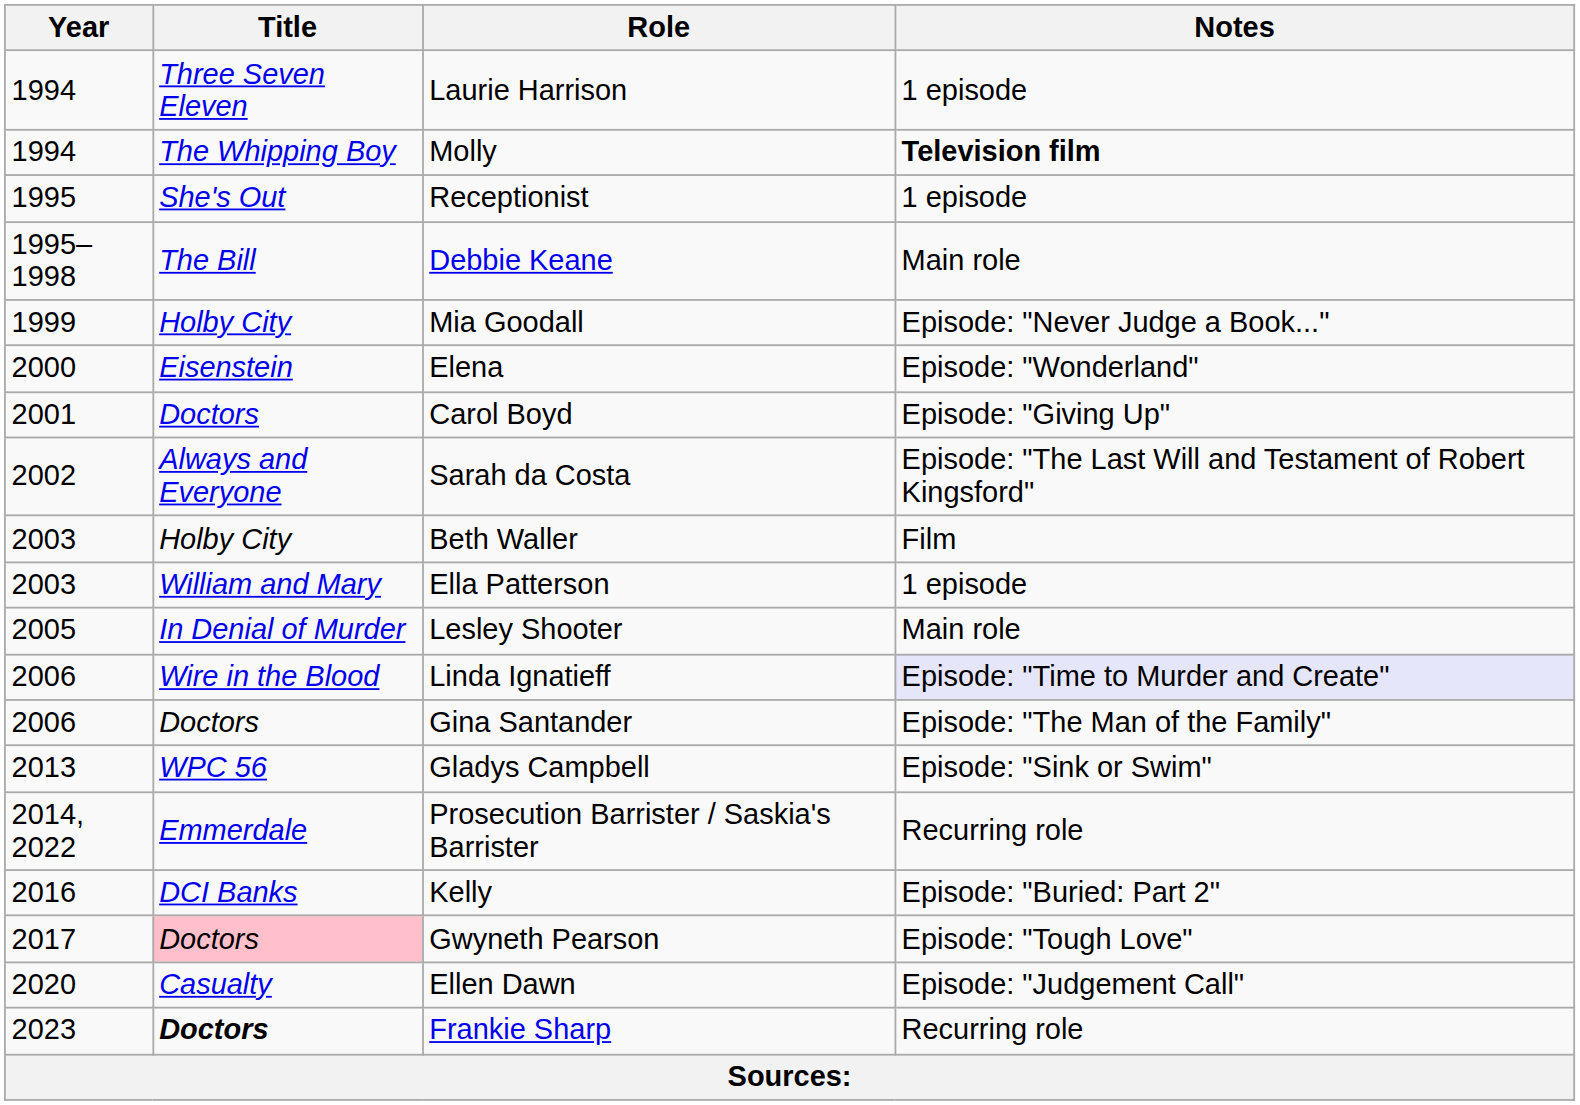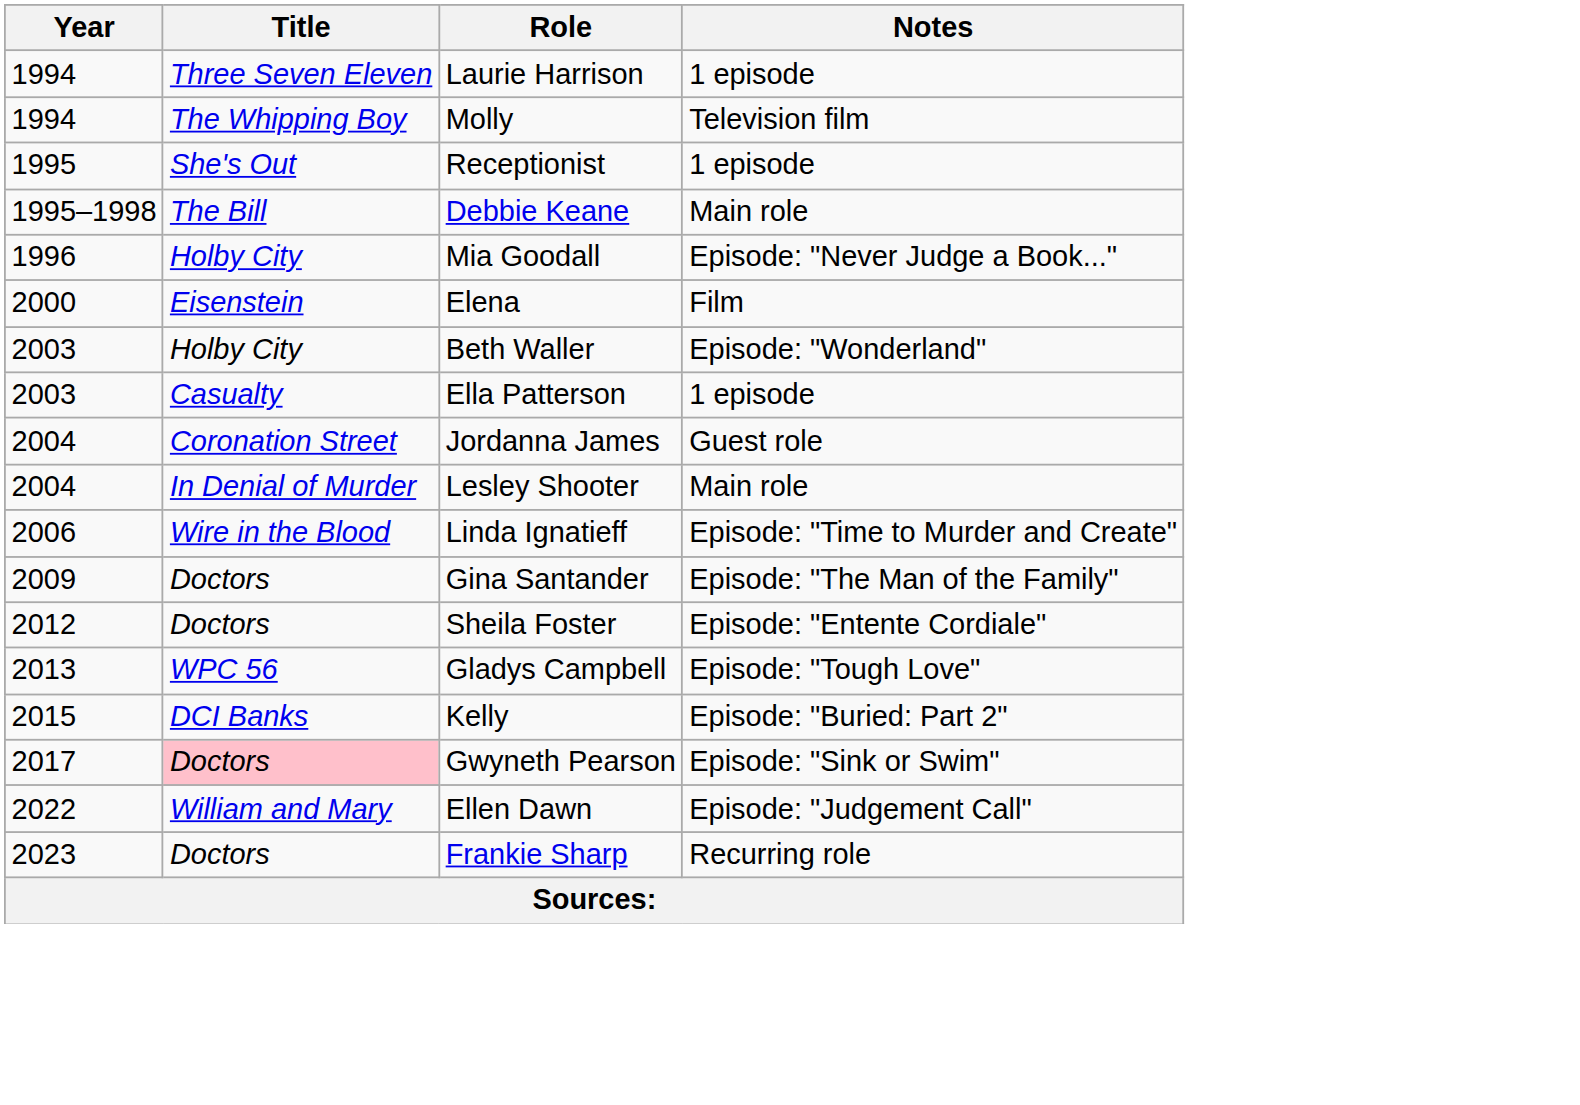(1001, 151) bold -> (779, 119) normal
(44, 322) 1999 -> (44, 257) 1996
(1050, 368) Episode: "Wonderland" -> (717, 303) Film
- row: (501, 414)
- row: (530, 476)
(929, 538) Film -> (838, 348) Episode: "Wonderland"
(270, 584) William and Mary -> (226, 394) Casualty
+ row: (553, 440)
(44, 630) 2005 -> (44, 486) 2004
(1146, 676) lavender background -> (933, 532) no background
(44, 722) 2006 -> (44, 578) 2009
+ row: (531, 624)
(1057, 768) Episode: "Sink or Swim" -> (835, 670) Episode: "Tough Love"
- row: (630, 830)
(44, 892) 2016 -> (44, 716) 2015
(1047, 938) Episode: "Tough Love" -> (844, 762) Episode: "Sink or Swim"
(44, 984) 2020 -> (44, 808) 2022
(215, 984) Casualty -> (281, 808) William and Mary
(214, 1030) bold -> (220, 854) normal
